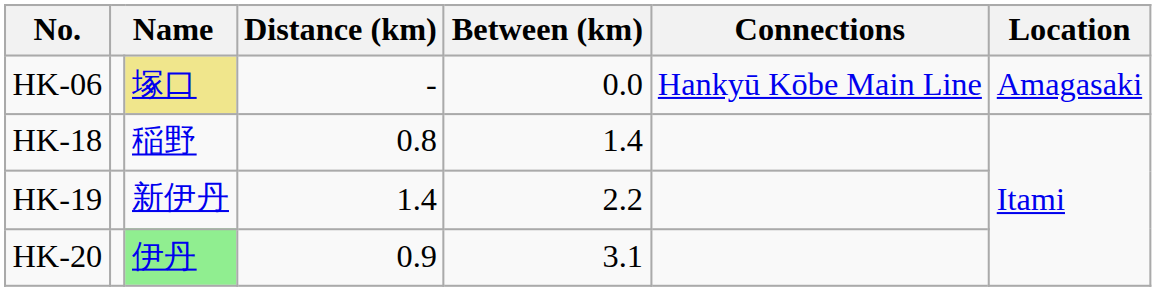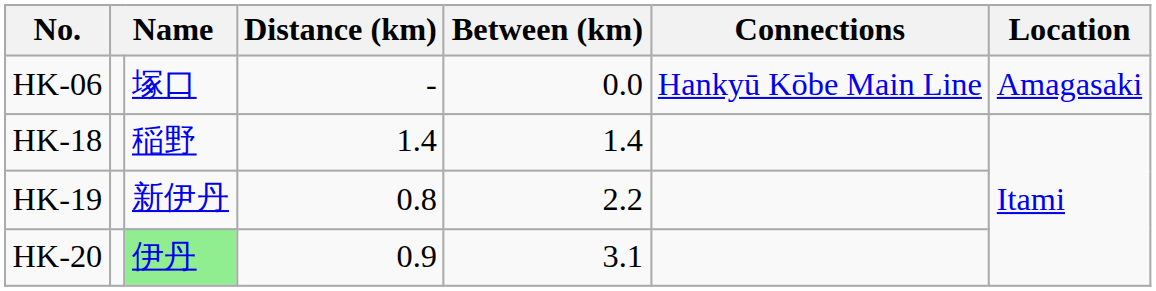(164, 83) khaki background -> (164, 83) no background
(417, 141) 0.8 -> (417, 141) 1.4
(417, 199) 1.4 -> (417, 199) 0.8
